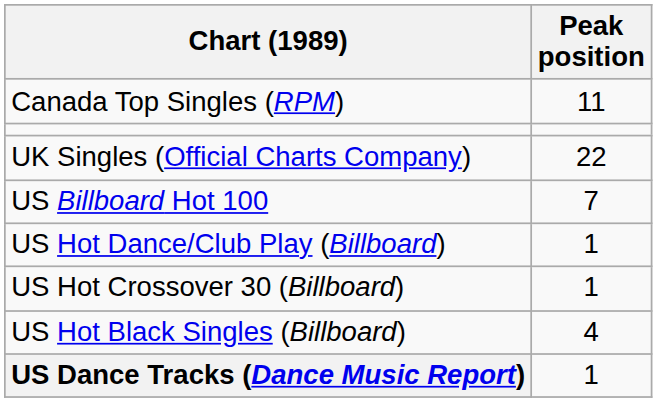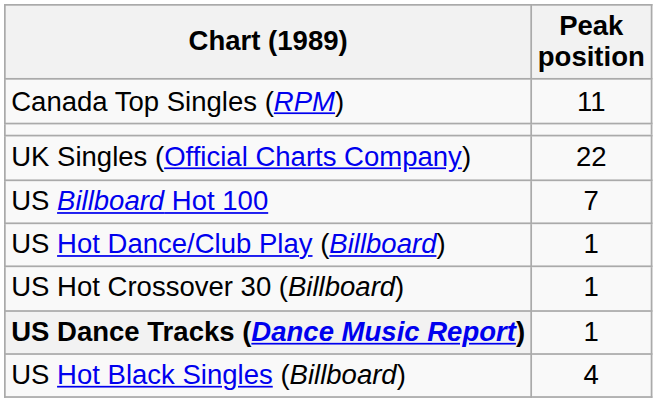rows swapped: (209, 331) <-> (268, 375)
